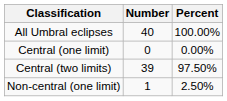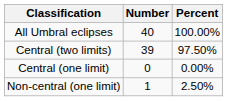rows swapped: (64, 68) <-> (64, 50)
